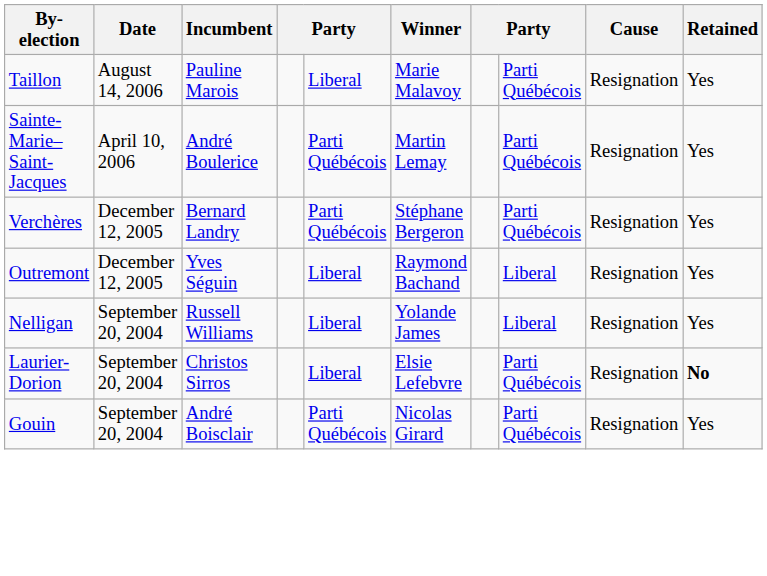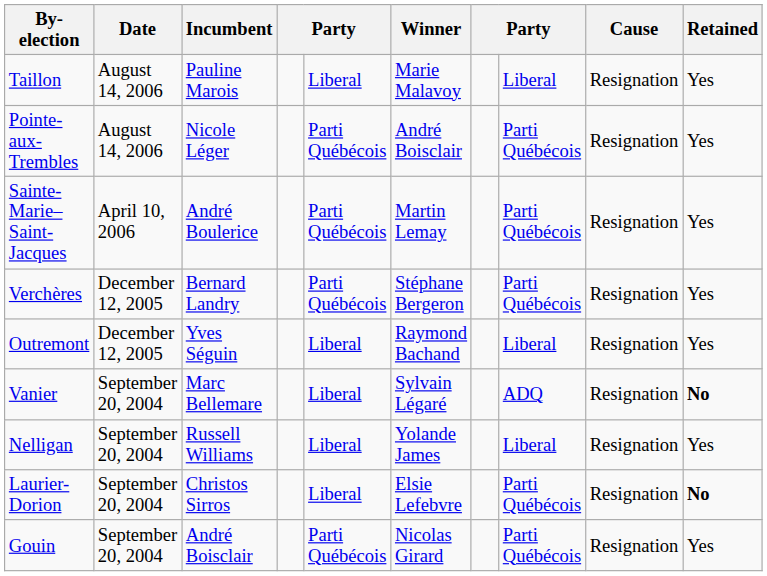(542, 79) Parti Québécois -> (530, 79) Liberal
+ row: (44, 140)
+ row: (33, 394)
